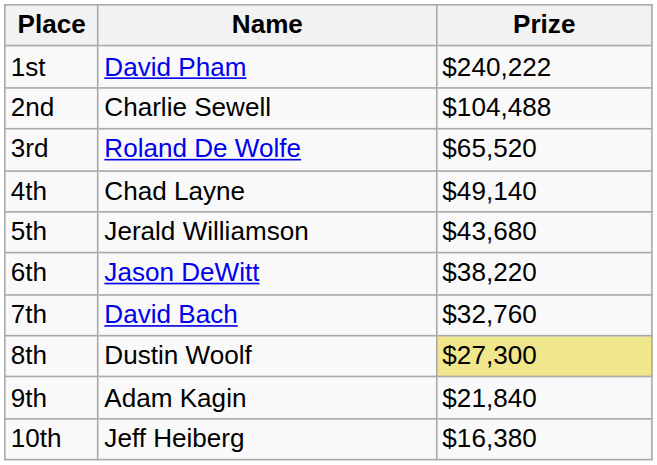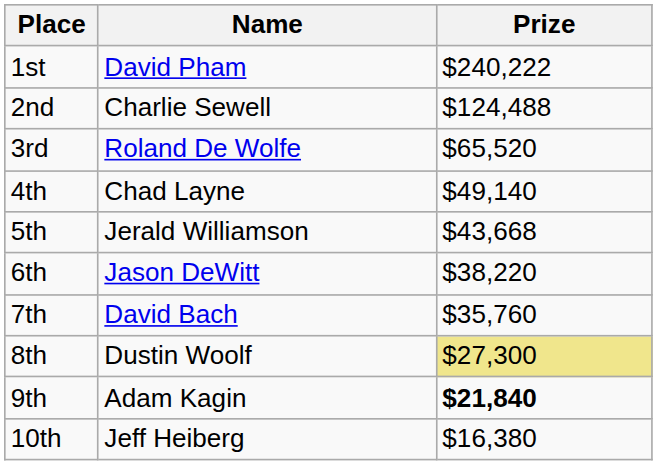(497, 107) $104,488 -> (497, 107) $124,488
(490, 231) $43,680 -> (490, 231) $43,668
(490, 314) $32,760 -> (490, 314) $35,760
(490, 397) normal -> (490, 397) bold
